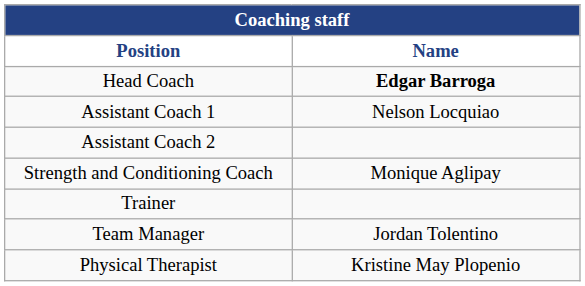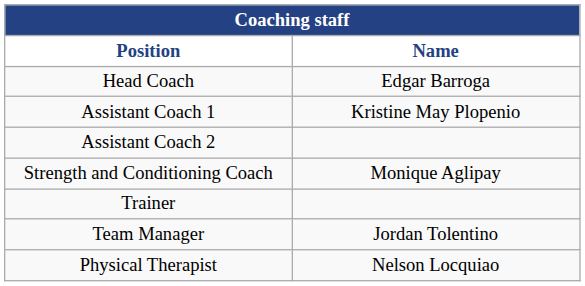(436, 81) bold -> (436, 81) normal
(436, 112) Nelson Locquiao -> (436, 112) Kristine May Plopenio
(436, 265) Kristine May Plopenio -> (436, 265) Nelson Locquiao
